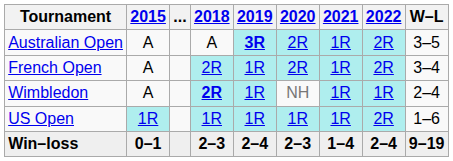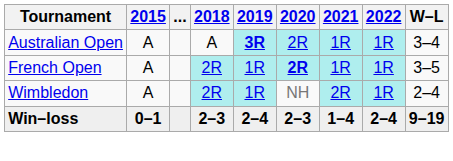(384, 42) 2R -> (384, 42) 1R
(427, 42) 3–5 -> (427, 42) 3–4
(298, 67) normal -> (298, 67) bold
(384, 67) 2R -> (384, 67) 1R
(427, 67) 3–4 -> (427, 67) 3–5
(212, 93) bold -> (212, 93) normal
(341, 93) 1R -> (341, 93) 2R
- row: (41, 118)
